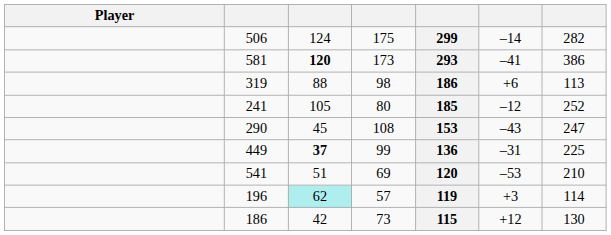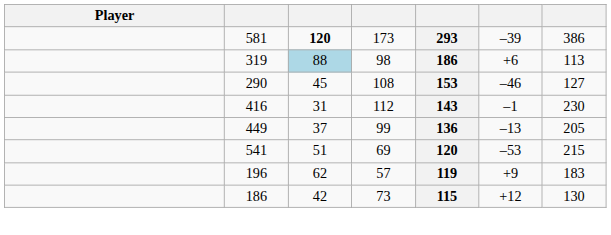- row: (256, 38)
(510, 60) –41 -> (510, 38) –39
(320, 83) no background -> (320, 60) lightblue background
- row: (256, 106)
(510, 128) –43 -> (510, 83) –46
(574, 128) 247 -> (574, 83) 127
+ row: (256, 106)
(320, 151) bold -> (320, 128) normal
(510, 151) –31 -> (510, 128) –13
(574, 151) 225 -> (574, 128) 205
(574, 173) 210 -> (574, 151) 215
(320, 196) paleturquoise background -> (320, 173) no background
(510, 196) +3 -> (510, 173) +9
(574, 196) 114 -> (574, 173) 183
